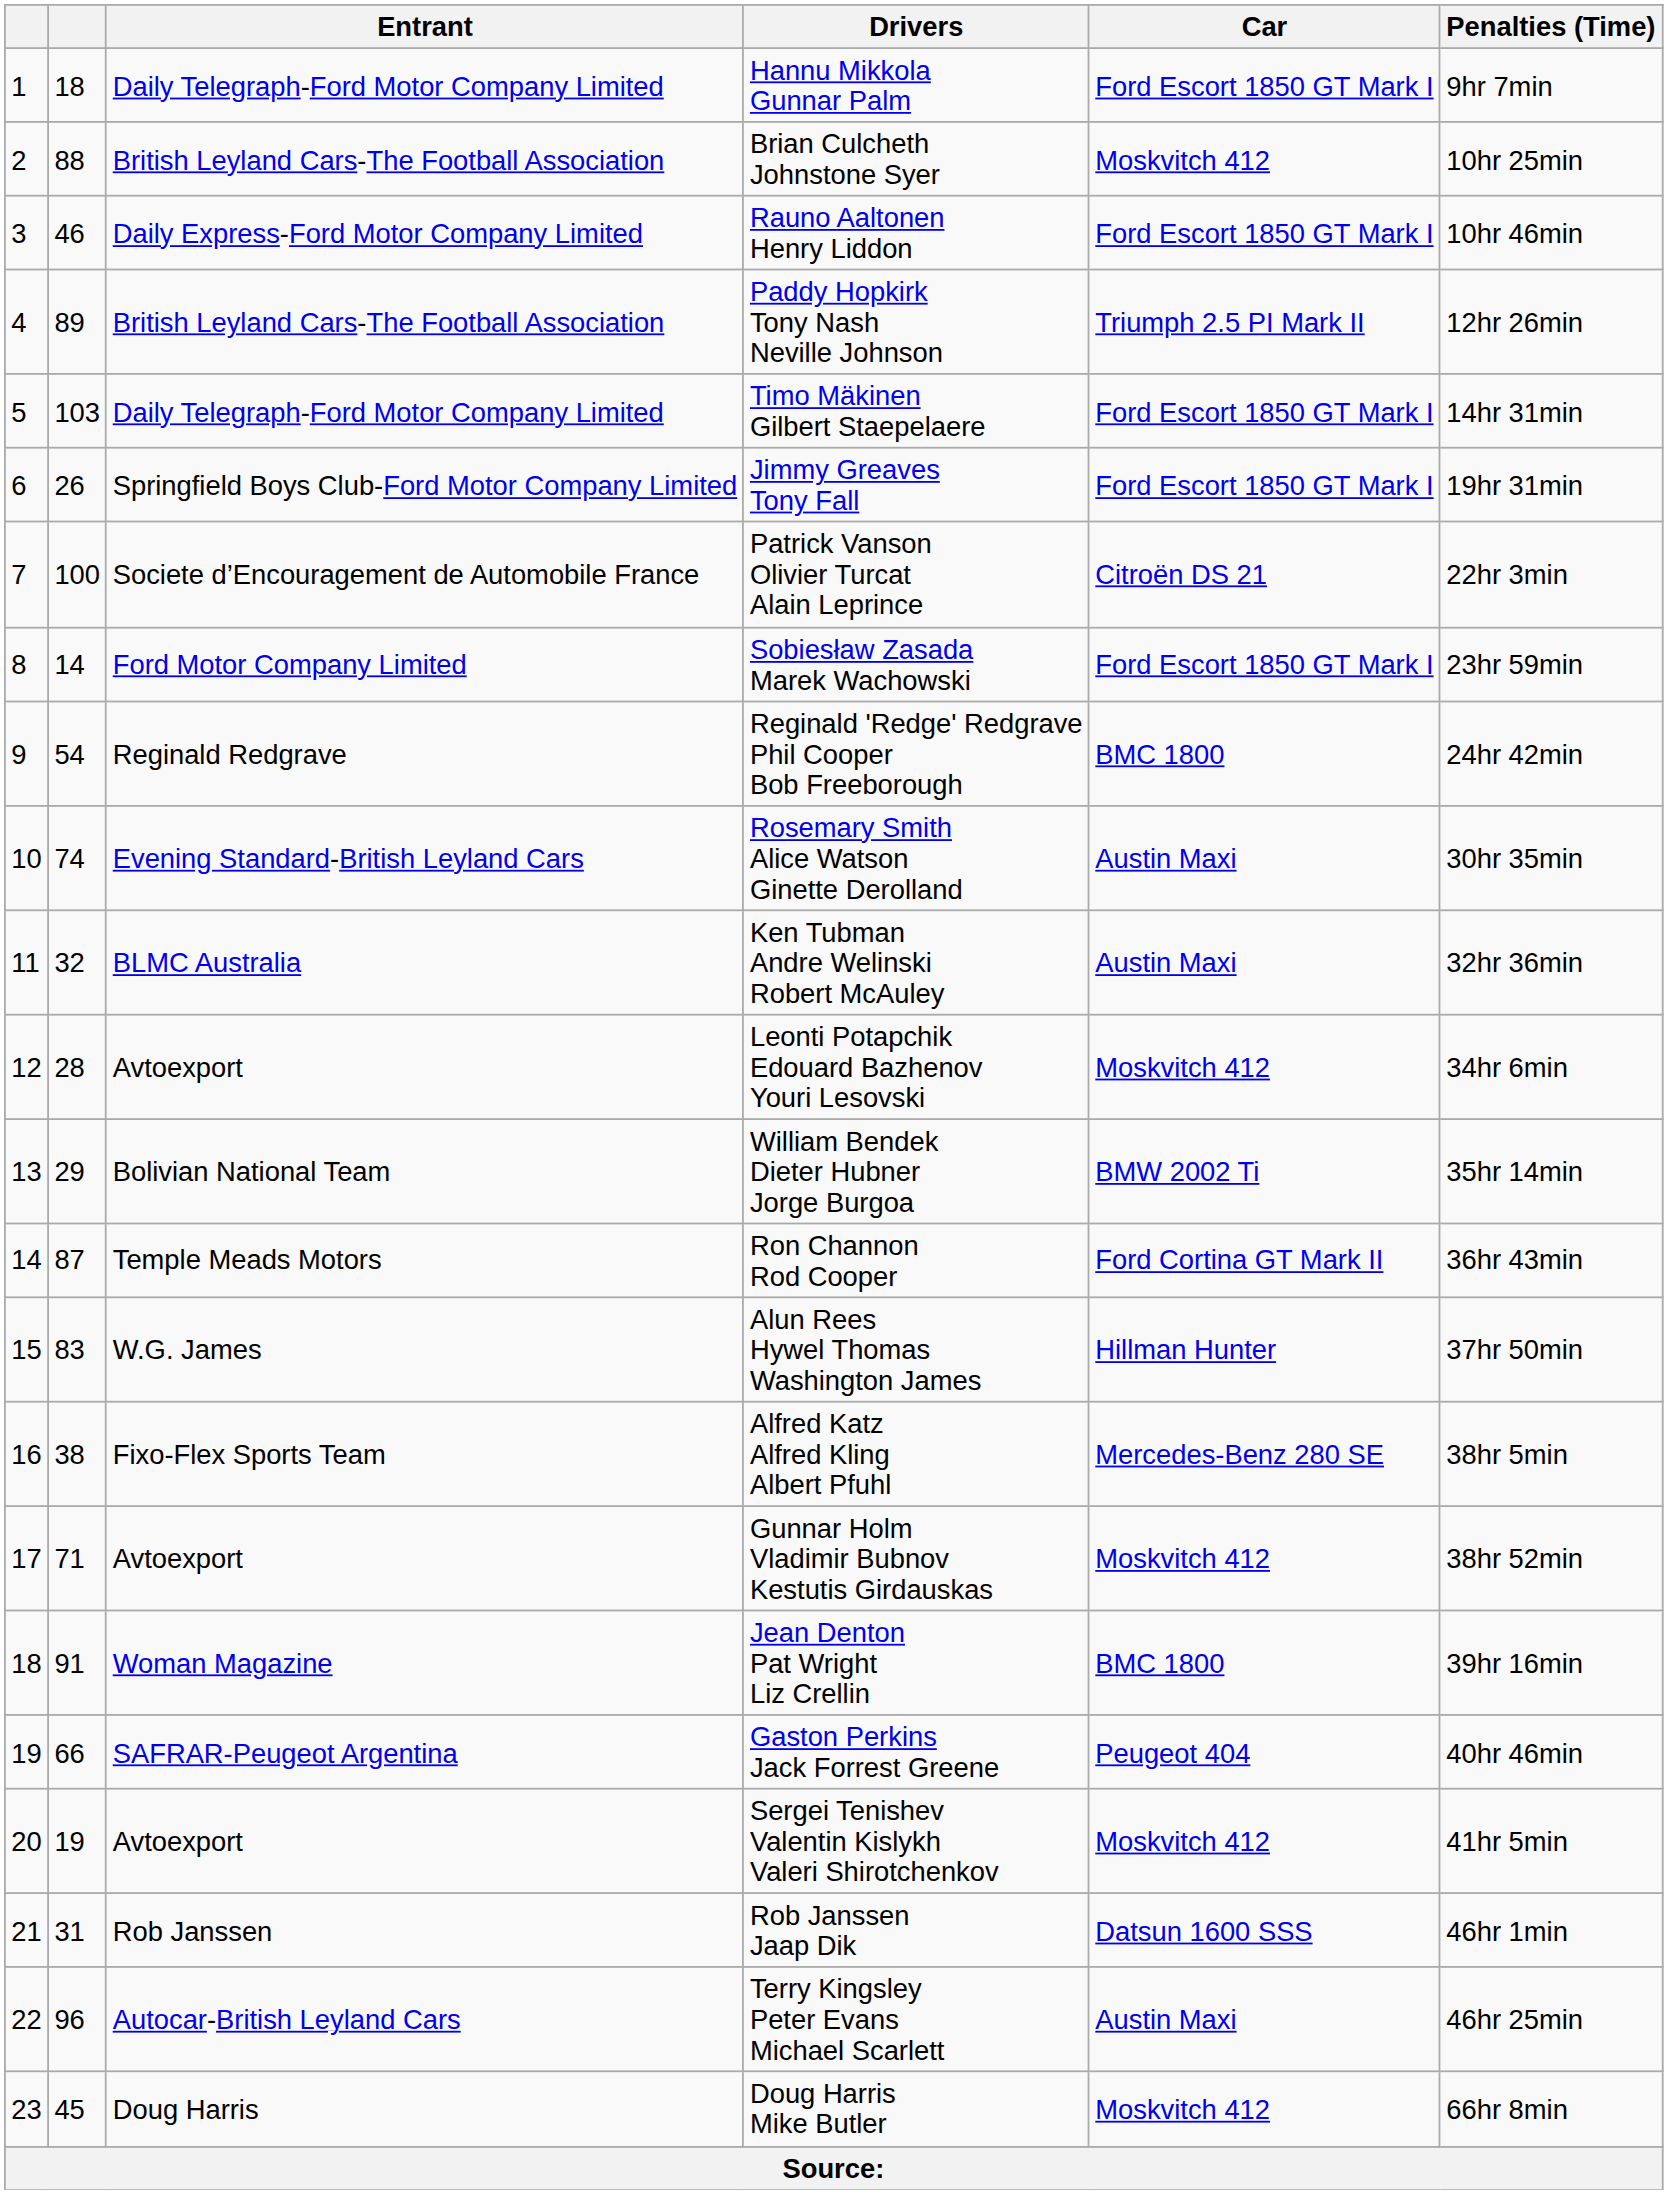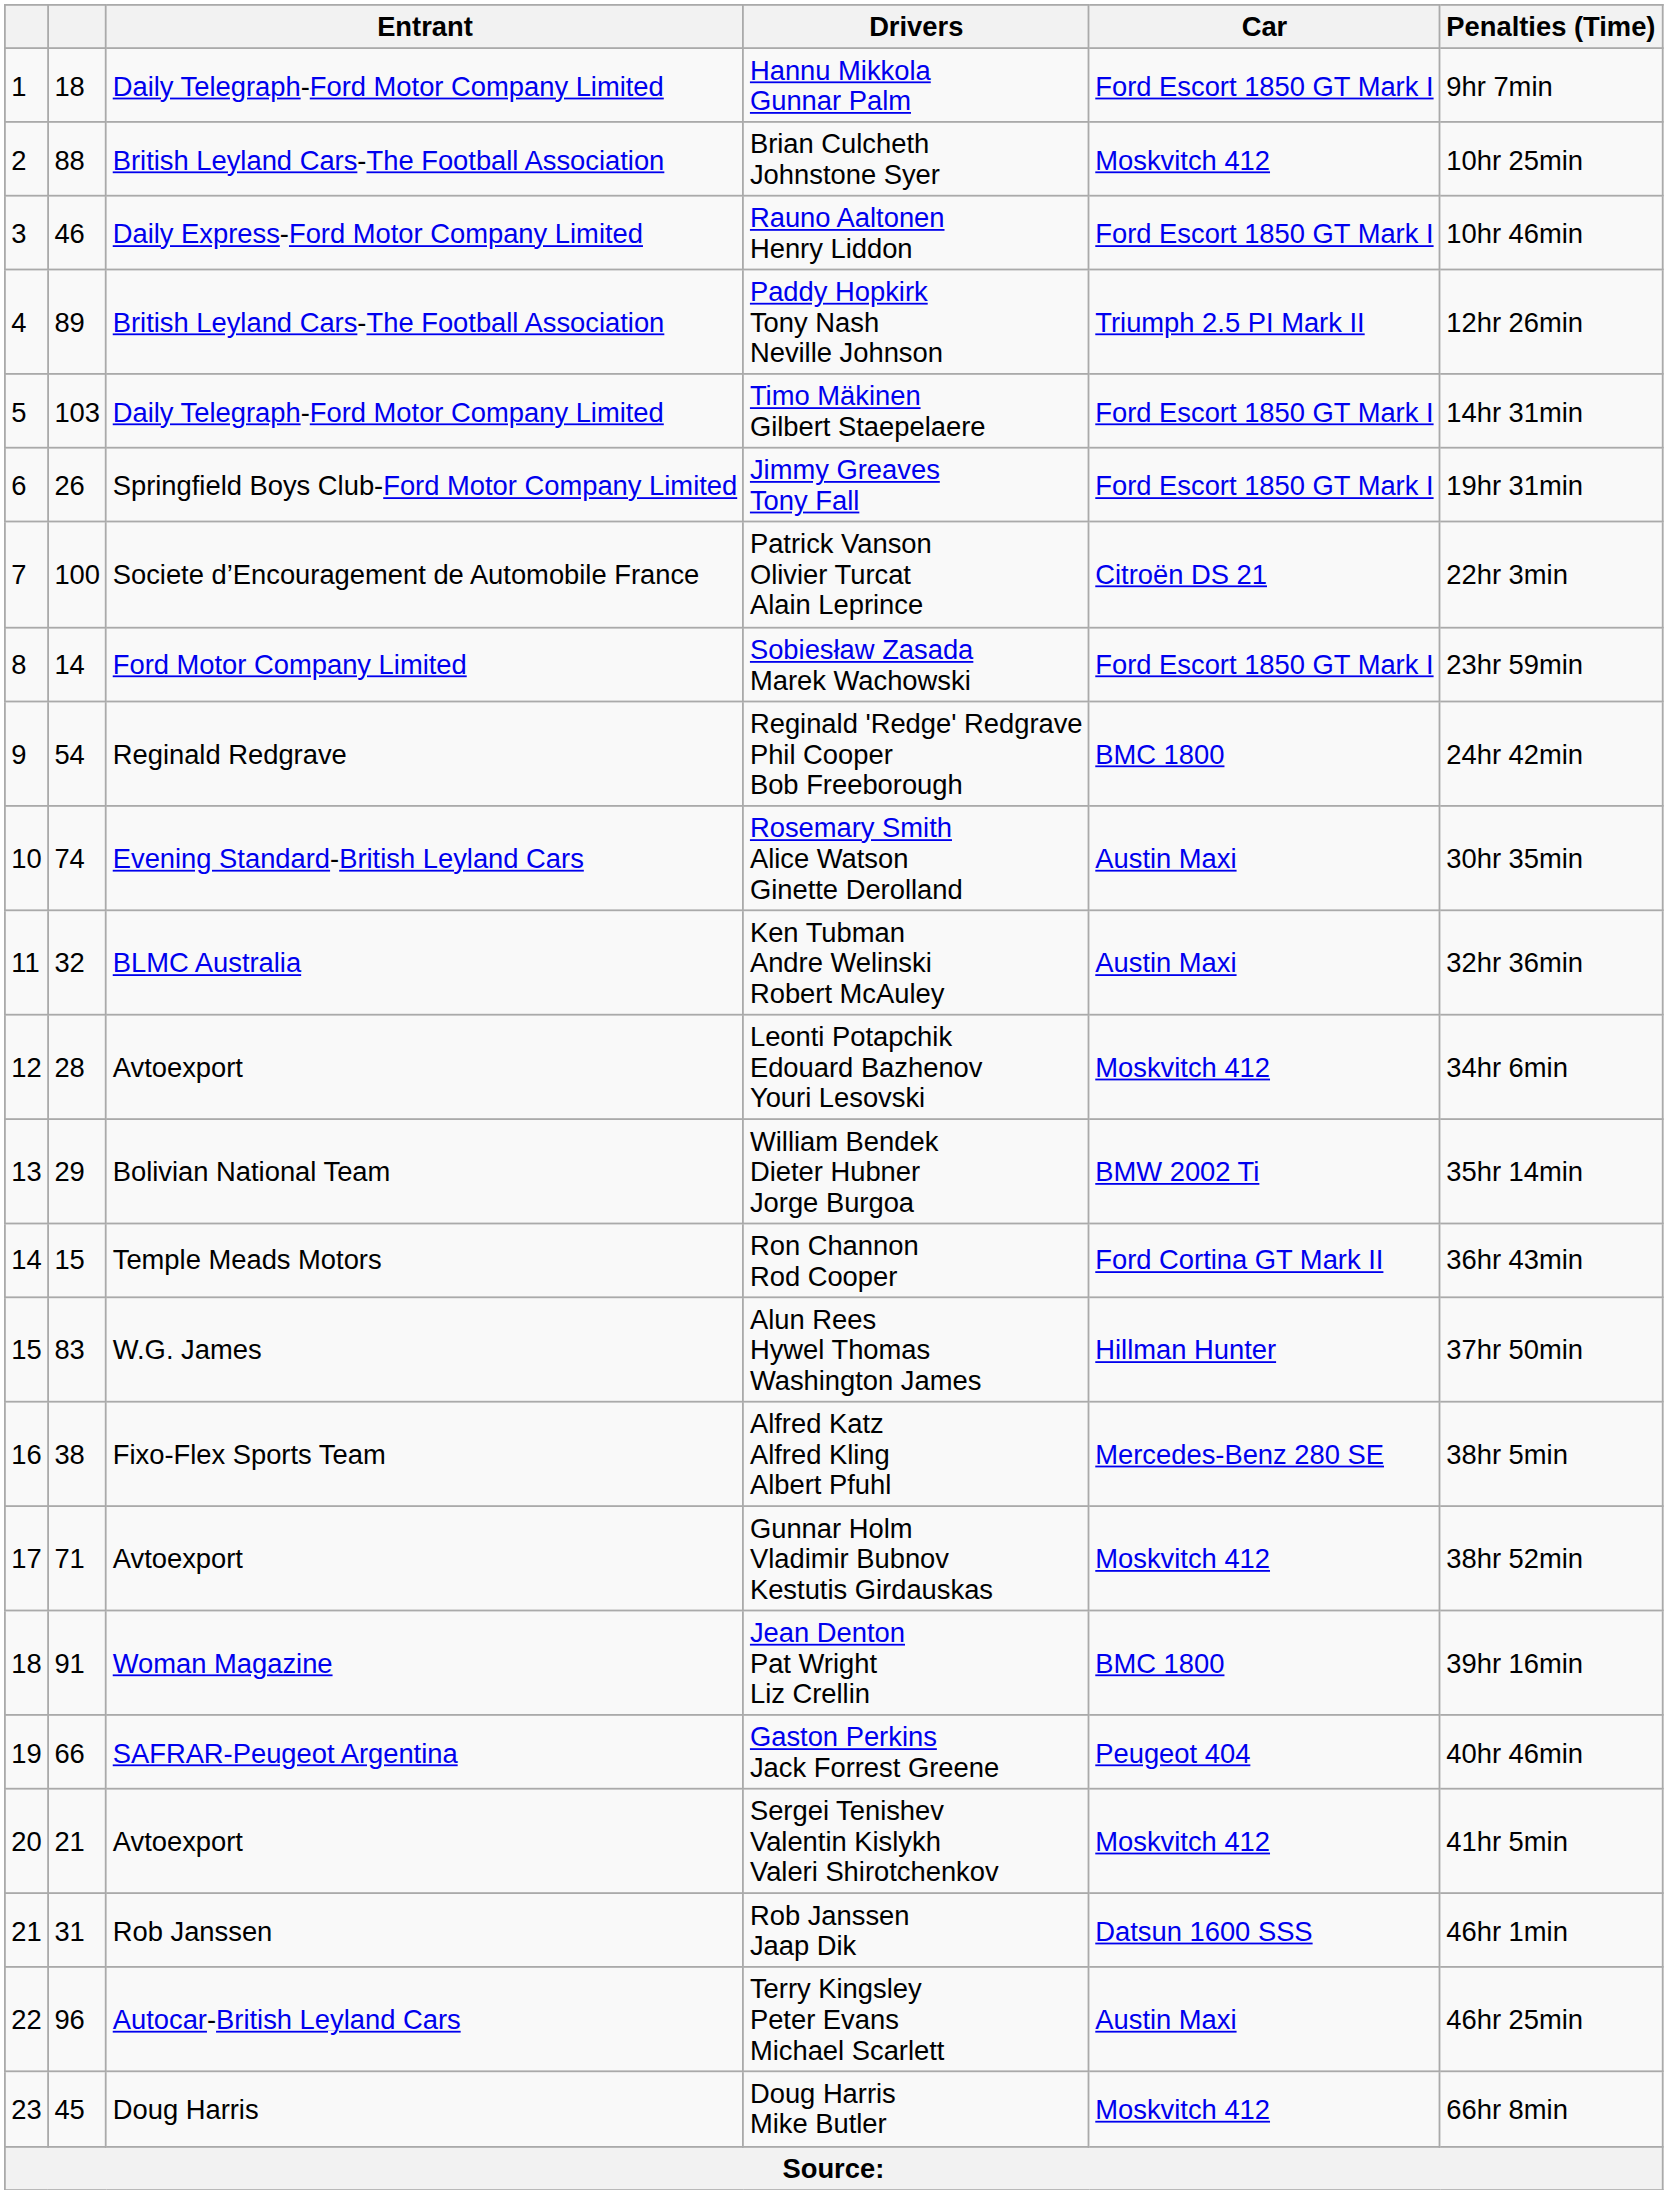(70, 1260) 87 -> (70, 1260) 15
(70, 1842) 19 -> (70, 1842) 21
